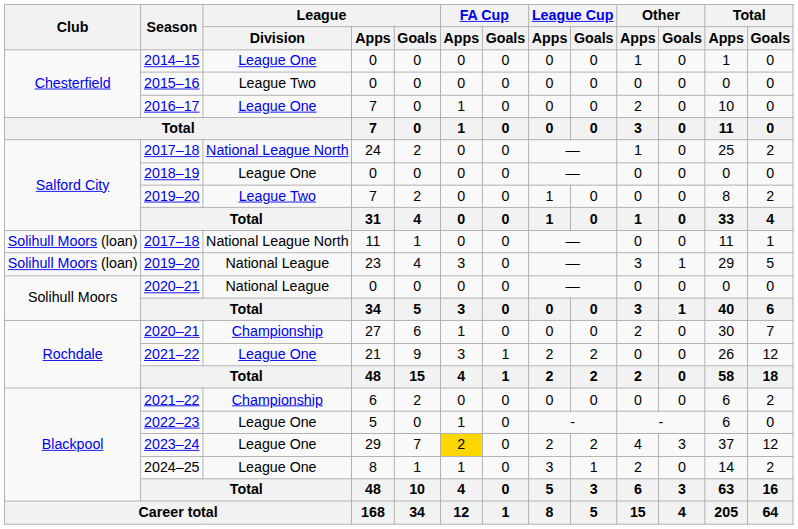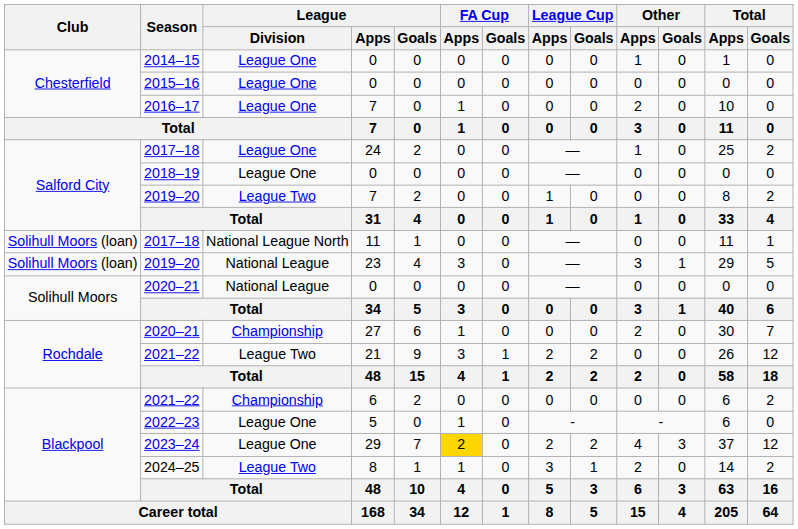(277, 83) League Two -> (277, 83) League One
(277, 151) National League North -> (277, 151) League One
(277, 354) League One -> (277, 354) League Two
(277, 467) League One -> (277, 467) League Two
